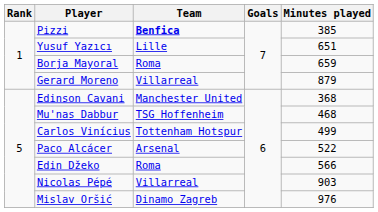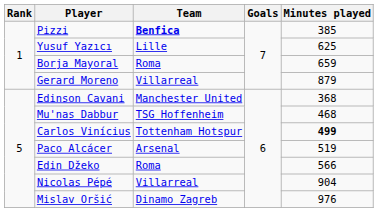(327, 47) 651 -> (327, 47) 625
(327, 132) normal -> (327, 132) bold
(327, 148) 522 -> (327, 148) 519
(327, 182) 903 -> (327, 182) 904
